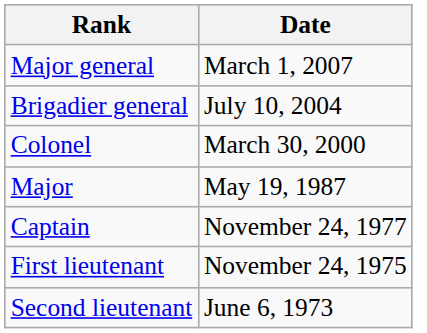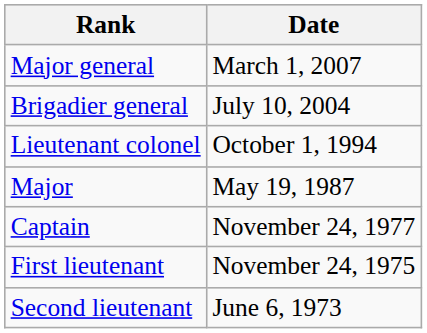- row: (51, 145)
+ row: (106, 145)
